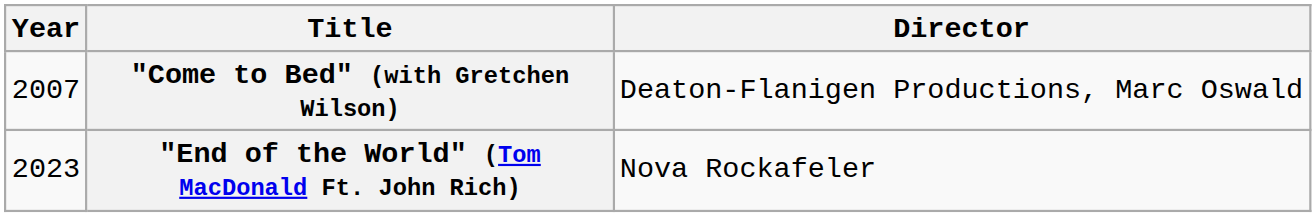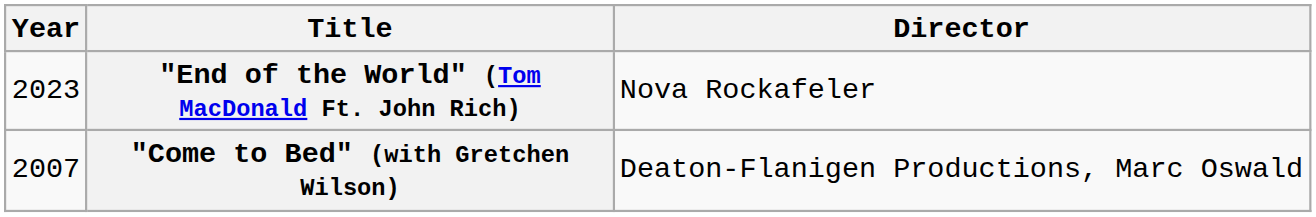rows swapped: (350, 90) <-> (350, 169)
